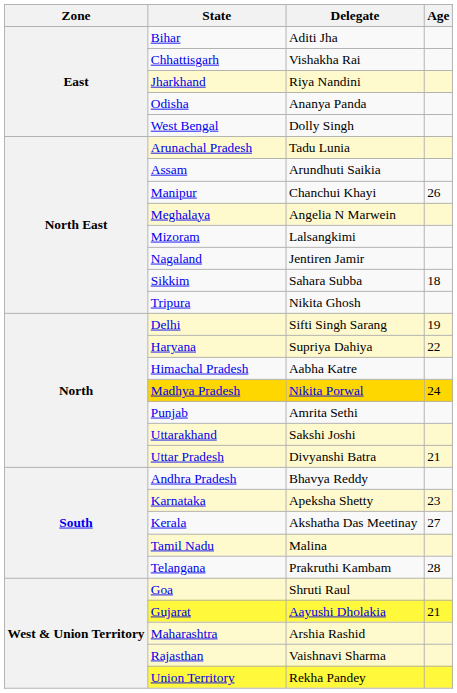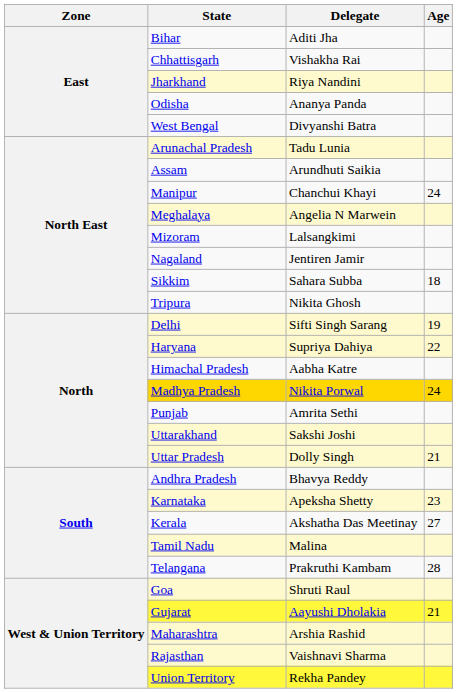(321, 125) Dolly Singh -> (333, 125) Divyanshi Batra
(434, 192) 26 -> (434, 192) 24
(333, 456) Divyanshi Batra -> (321, 456) Dolly Singh
